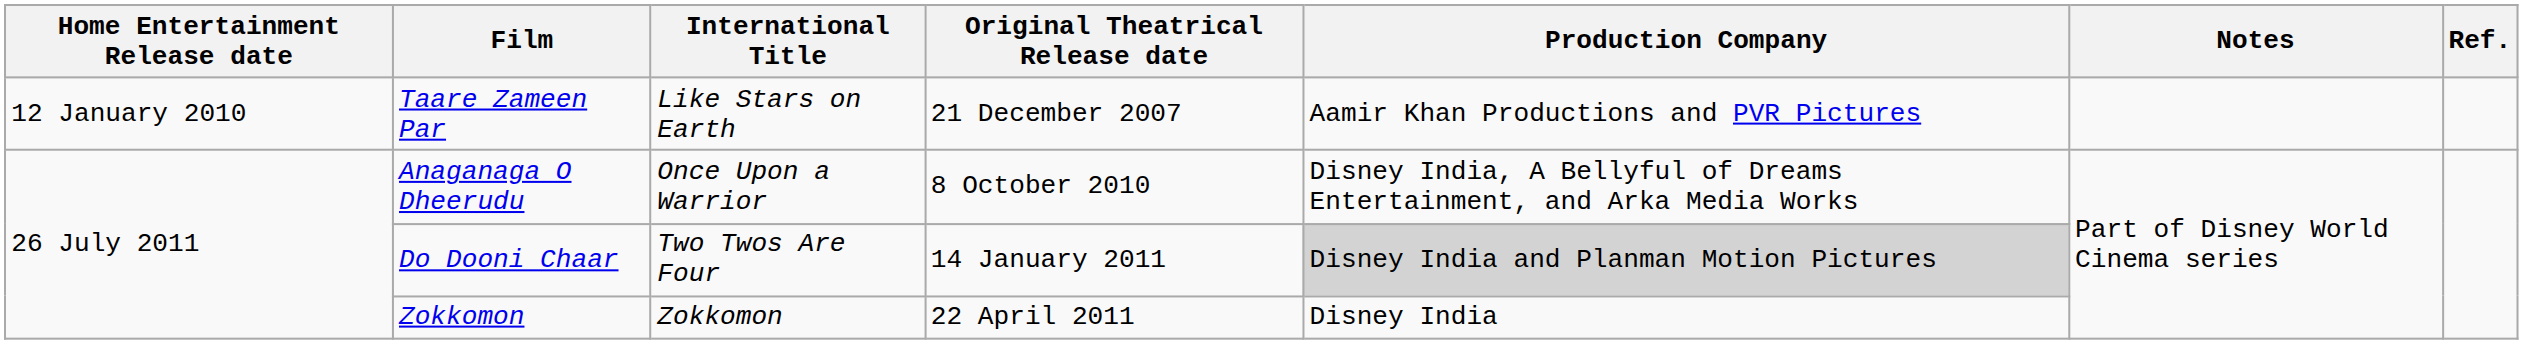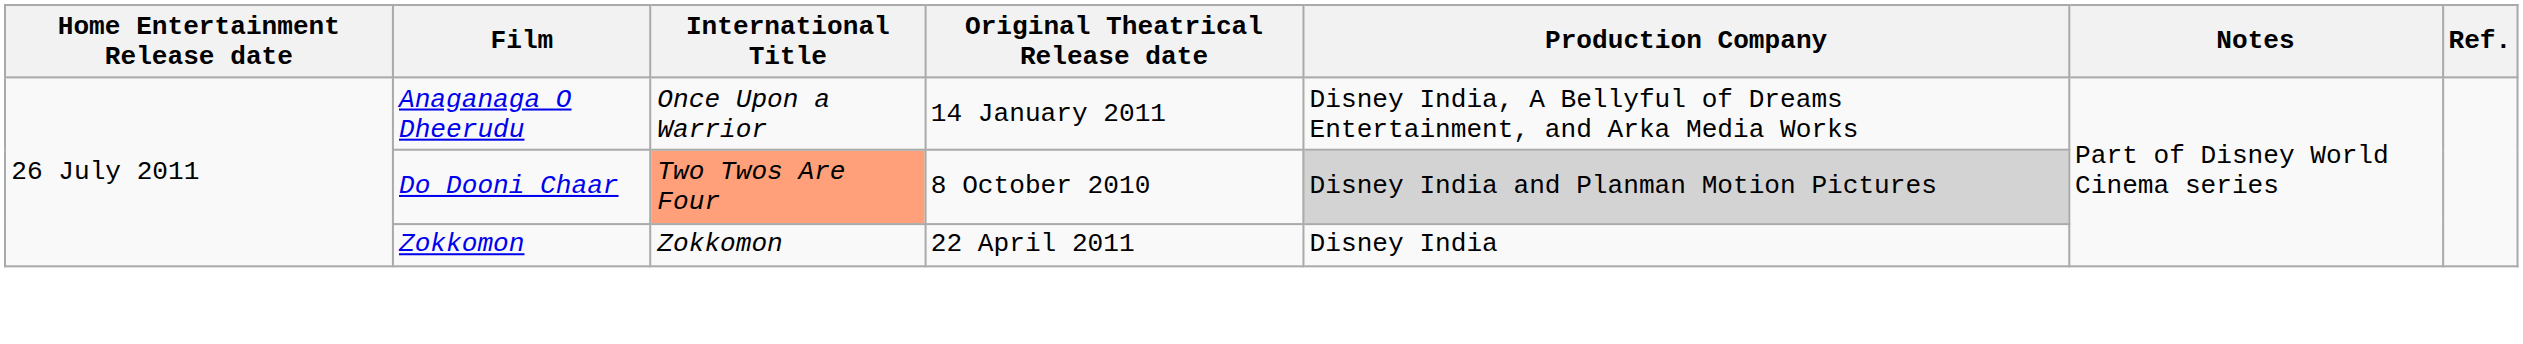- row: (493, 114)
(1041, 187) 8 October 2010 -> (1048, 114) 14 January 2011
(751, 260) no background -> (751, 187) lightsalmon background
(1048, 260) 14 January 2011 -> (1041, 187) 8 October 2010
